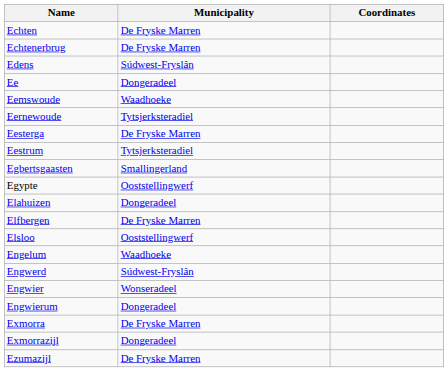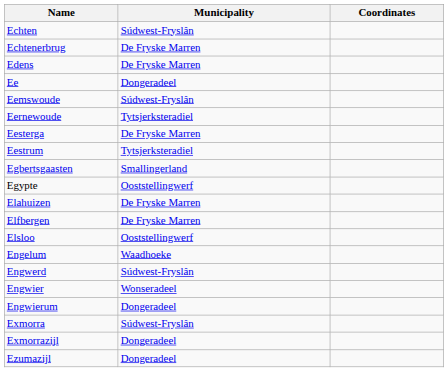(161, 30) De Fryske Marren -> (157, 30) Súdwest-Fryslân
(157, 64) Súdwest-Fryslân -> (161, 64) De Fryske Marren
(146, 99) Waadhoeke -> (157, 99) Súdwest-Fryslân
(148, 202) Dongeradeel -> (161, 202) De Fryske Marren
(161, 323) De Fryske Marren -> (157, 323) Súdwest-Fryslân
(161, 358) De Fryske Marren -> (148, 358) Dongeradeel
